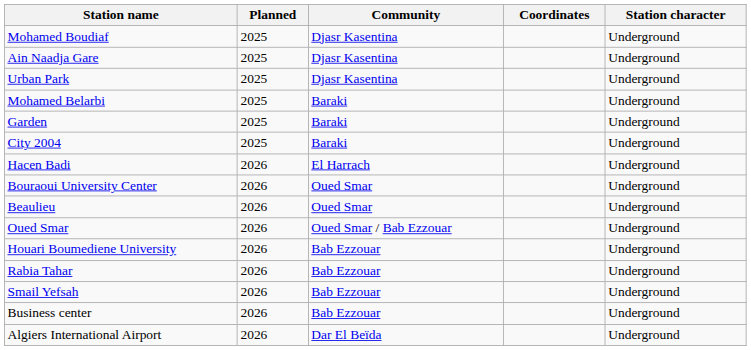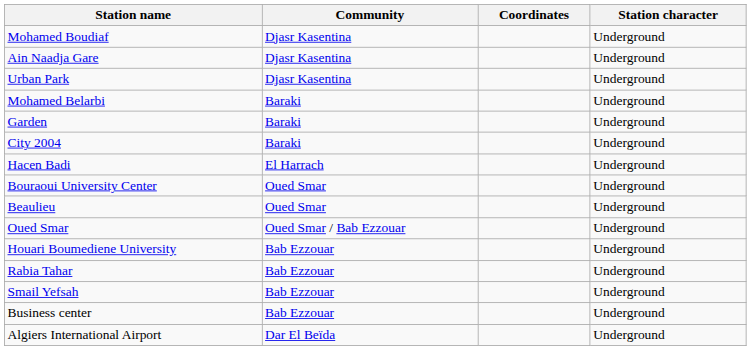- column: (273, 15)
